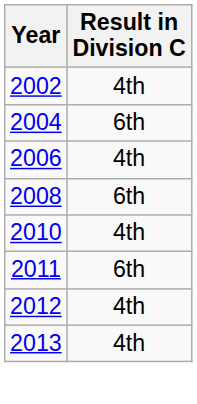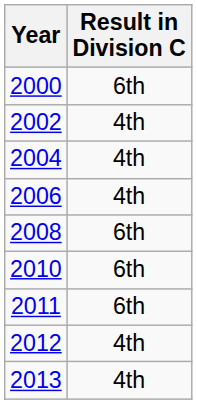+ row: (36, 85)
(129, 122) 6th -> (129, 159) 4th
(129, 232) 4th -> (129, 269) 6th
